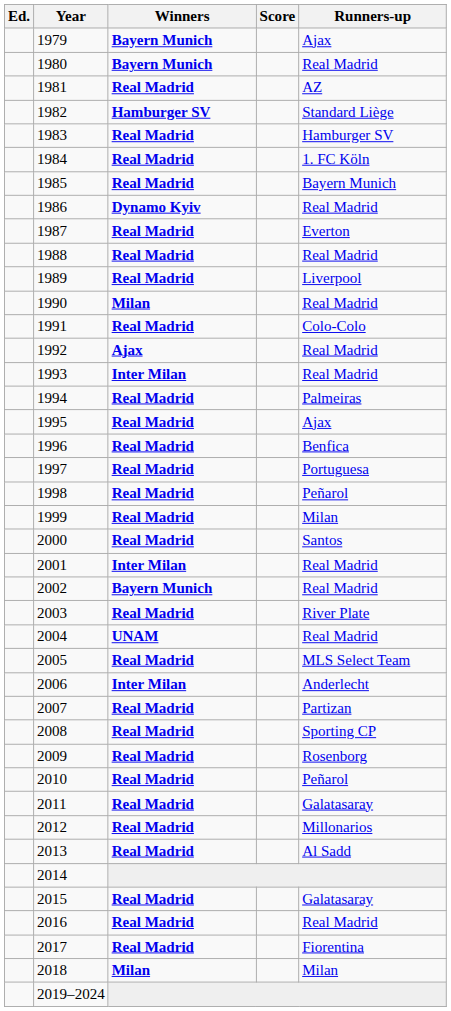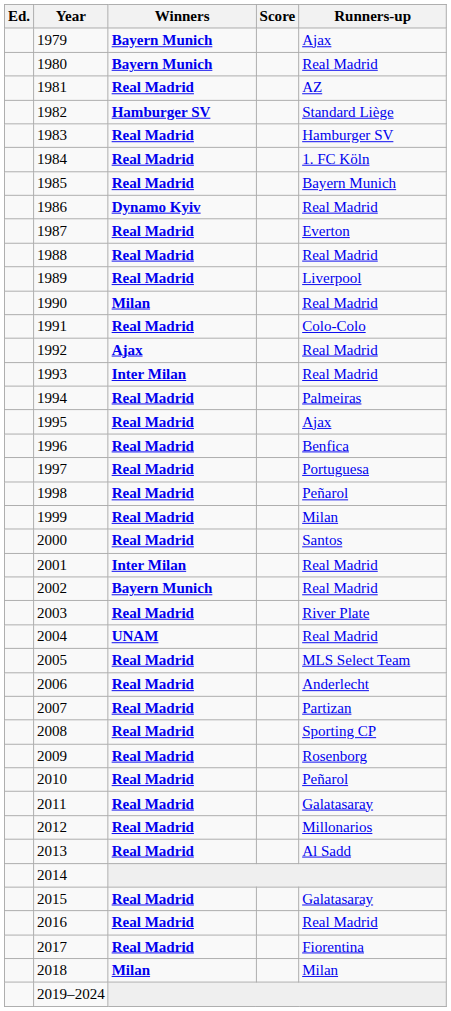(149, 684) Inter Milan -> (153, 684) Real Madrid
